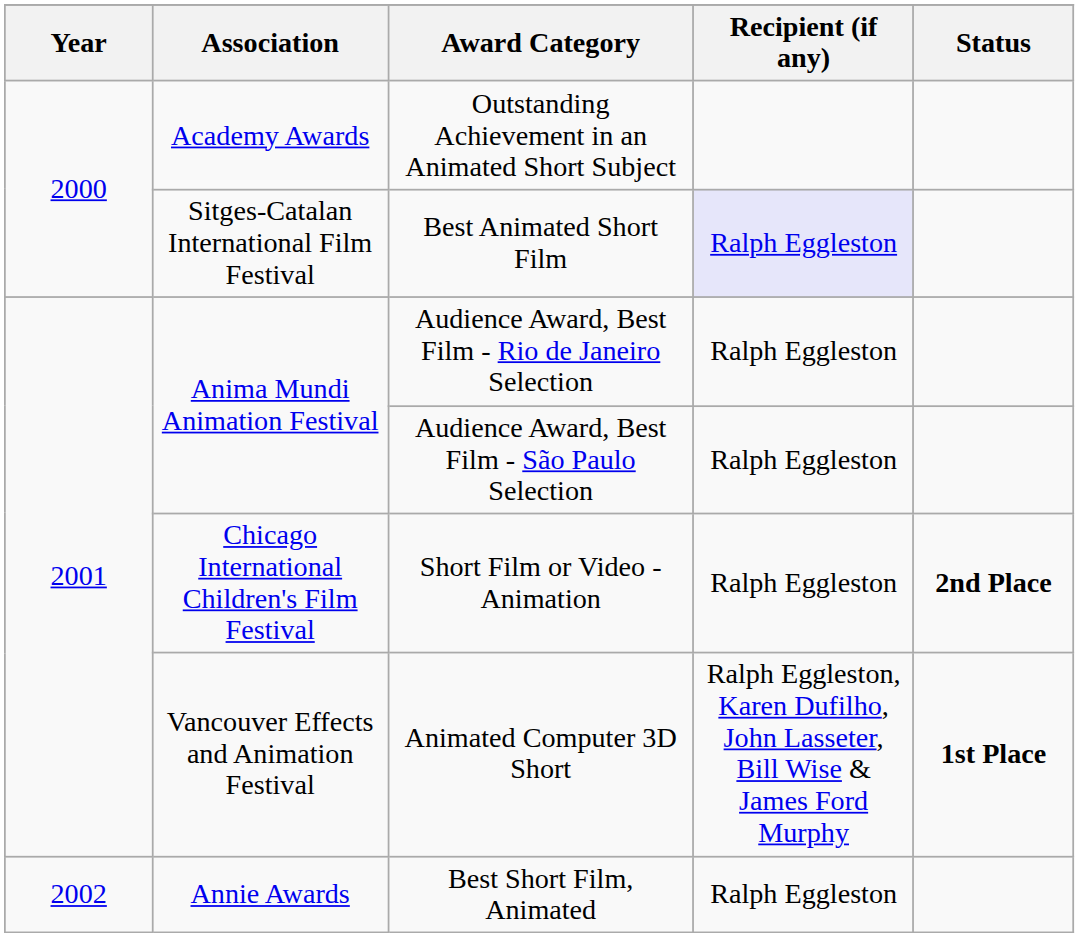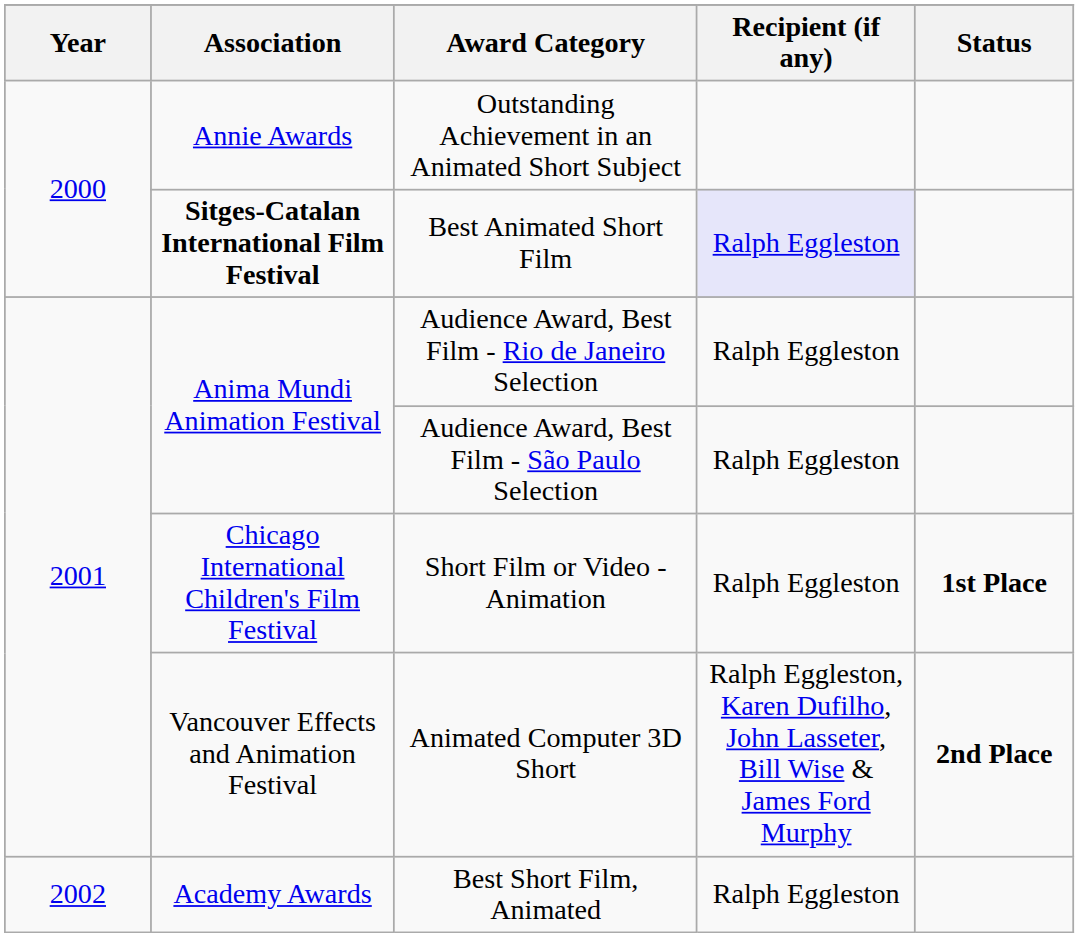(270, 134) Academy Awards -> (273, 134) Annie Awards
(270, 242) normal -> (273, 242) bold
(993, 582) 2nd Place -> (994, 582) 1st Place
(993, 754) 1st Place -> (994, 754) 2nd Place
(270, 893) Annie Awards -> (273, 893) Academy Awards
